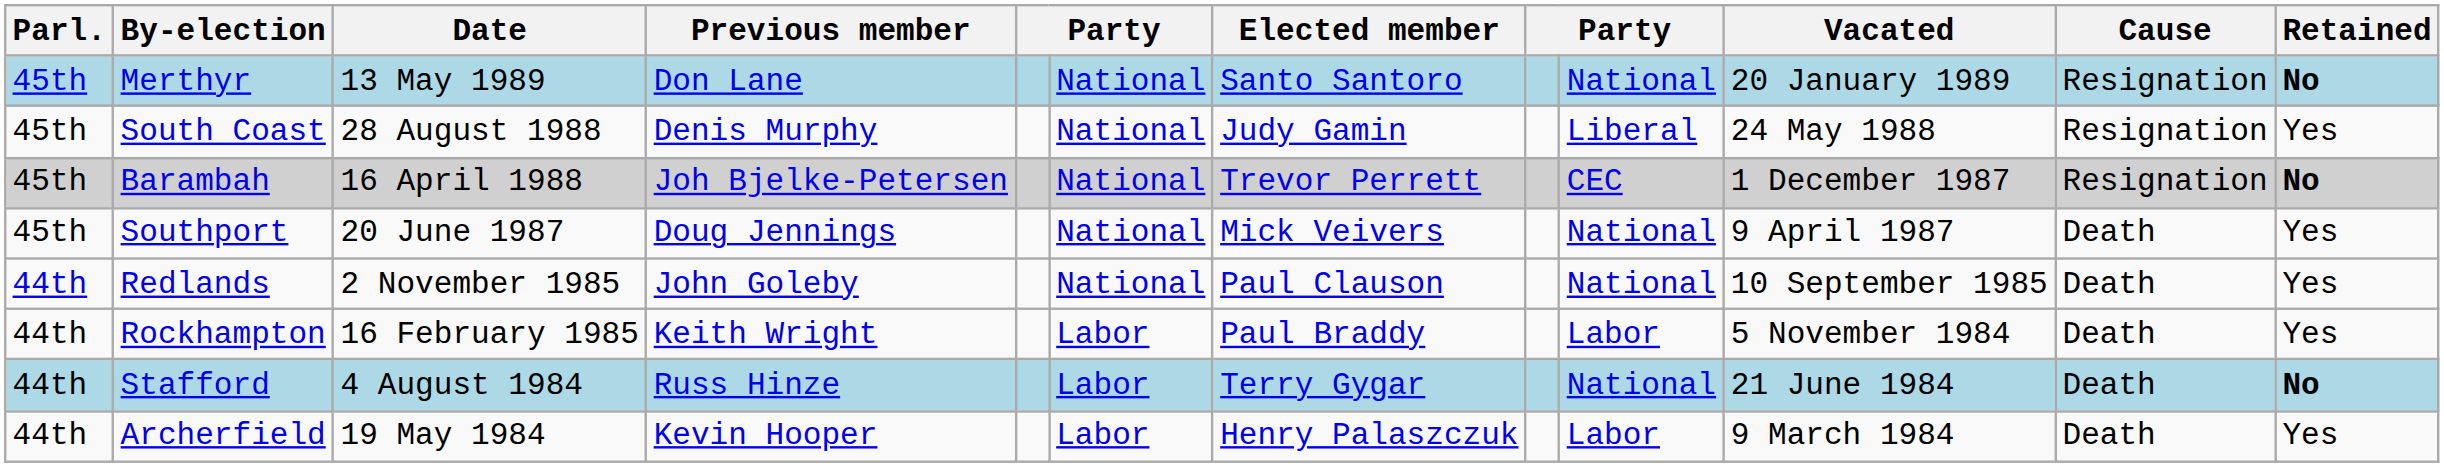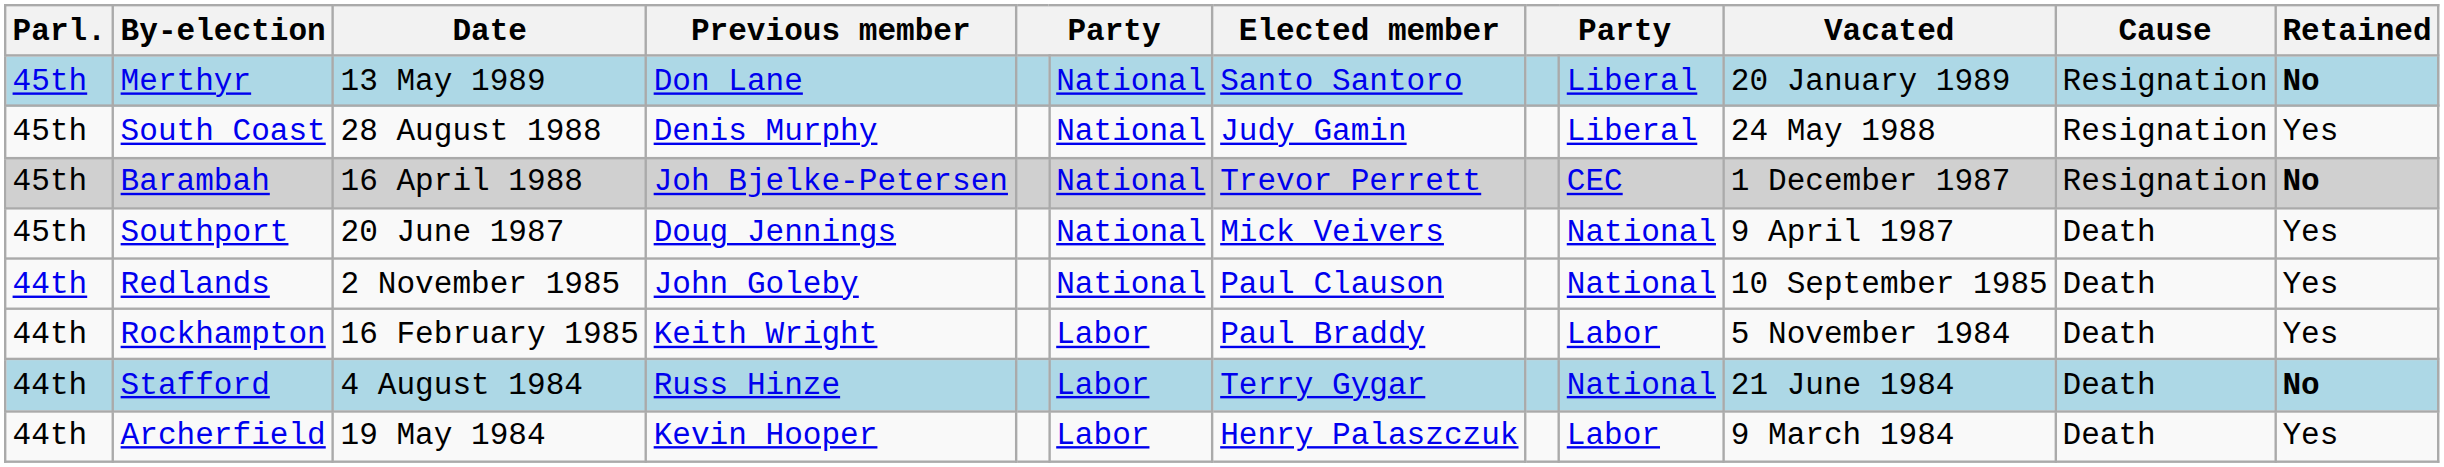(1641, 81) National -> (1632, 81) Liberal
